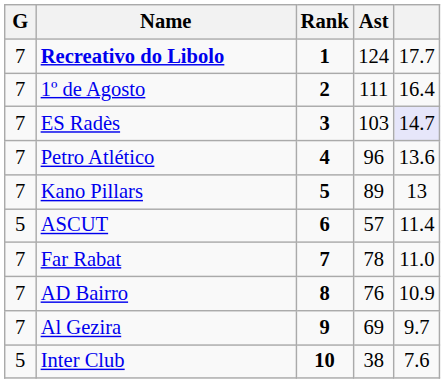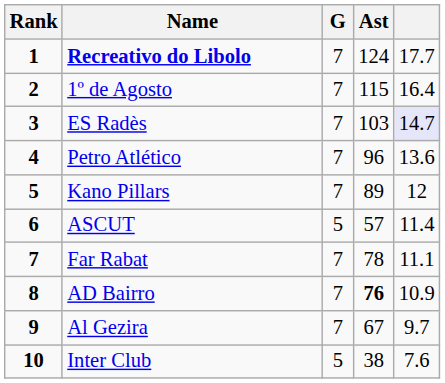columns swapped: (325, 21) <-> (20, 21)
(374, 89) 111 -> (374, 89) 115
(417, 191) 13 -> (417, 191) 12
(417, 259) 11.0 -> (417, 259) 11.1
(374, 293) normal -> (374, 293) bold
(374, 327) 69 -> (374, 327) 67
